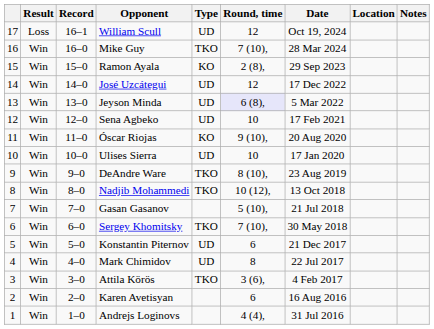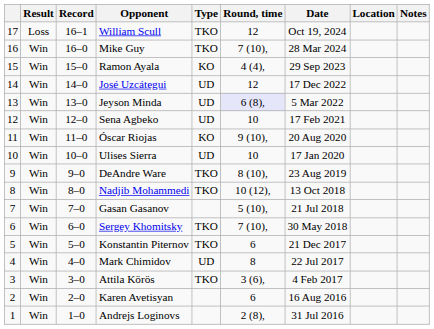(206, 31) UD -> (206, 31) TKO
(253, 66) 2 (8), -> (253, 66) 4 (4),
(206, 244) UD -> (206, 244) TKO
(253, 315) 4 (4), -> (253, 315) 2 (8),
